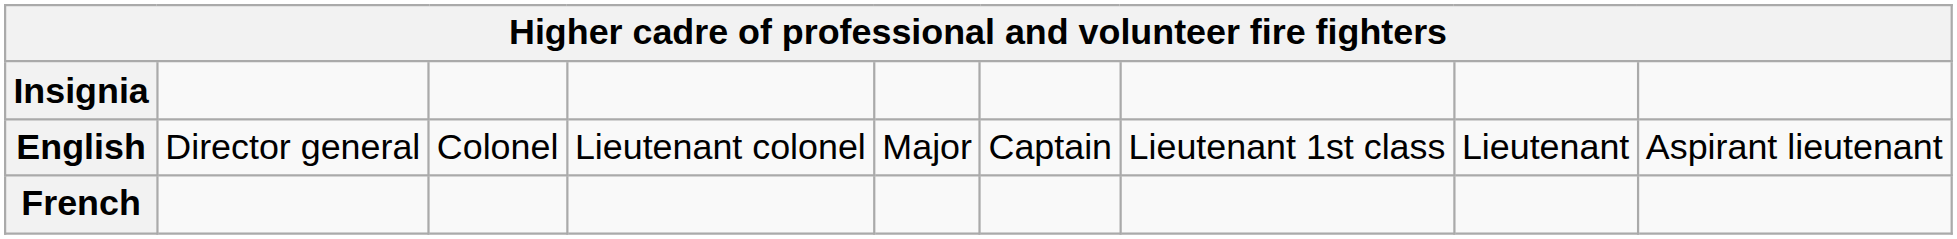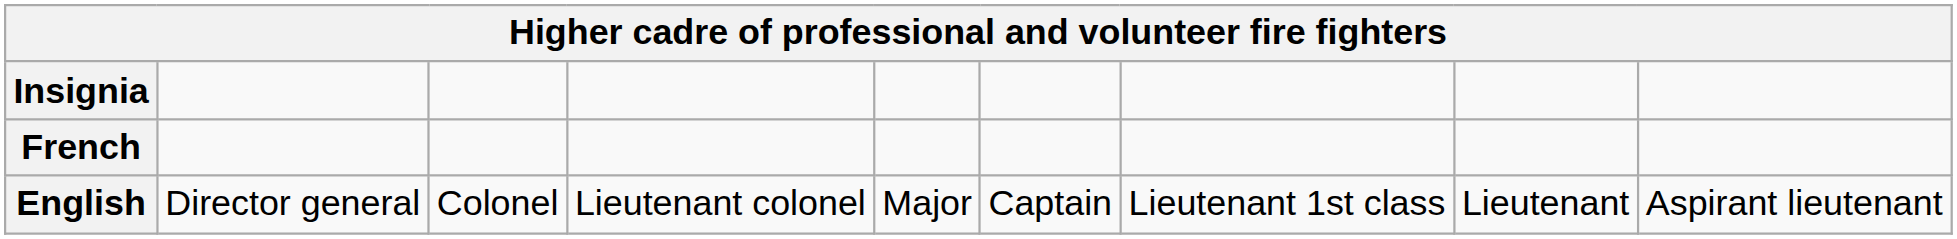rows swapped: (81, 203) <-> (81, 146)
